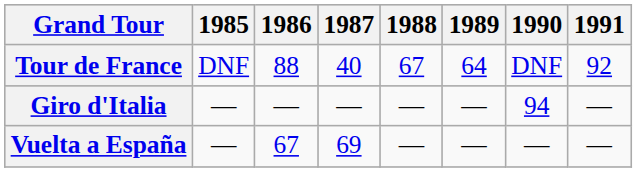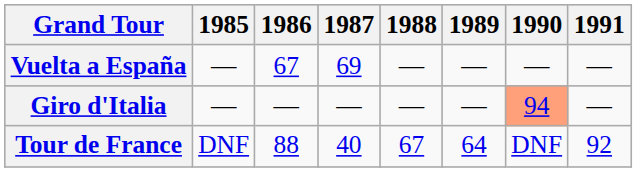rows swapped: (99, 145) <-> (99, 65)
(537, 105) no background -> (537, 105) lightsalmon background
